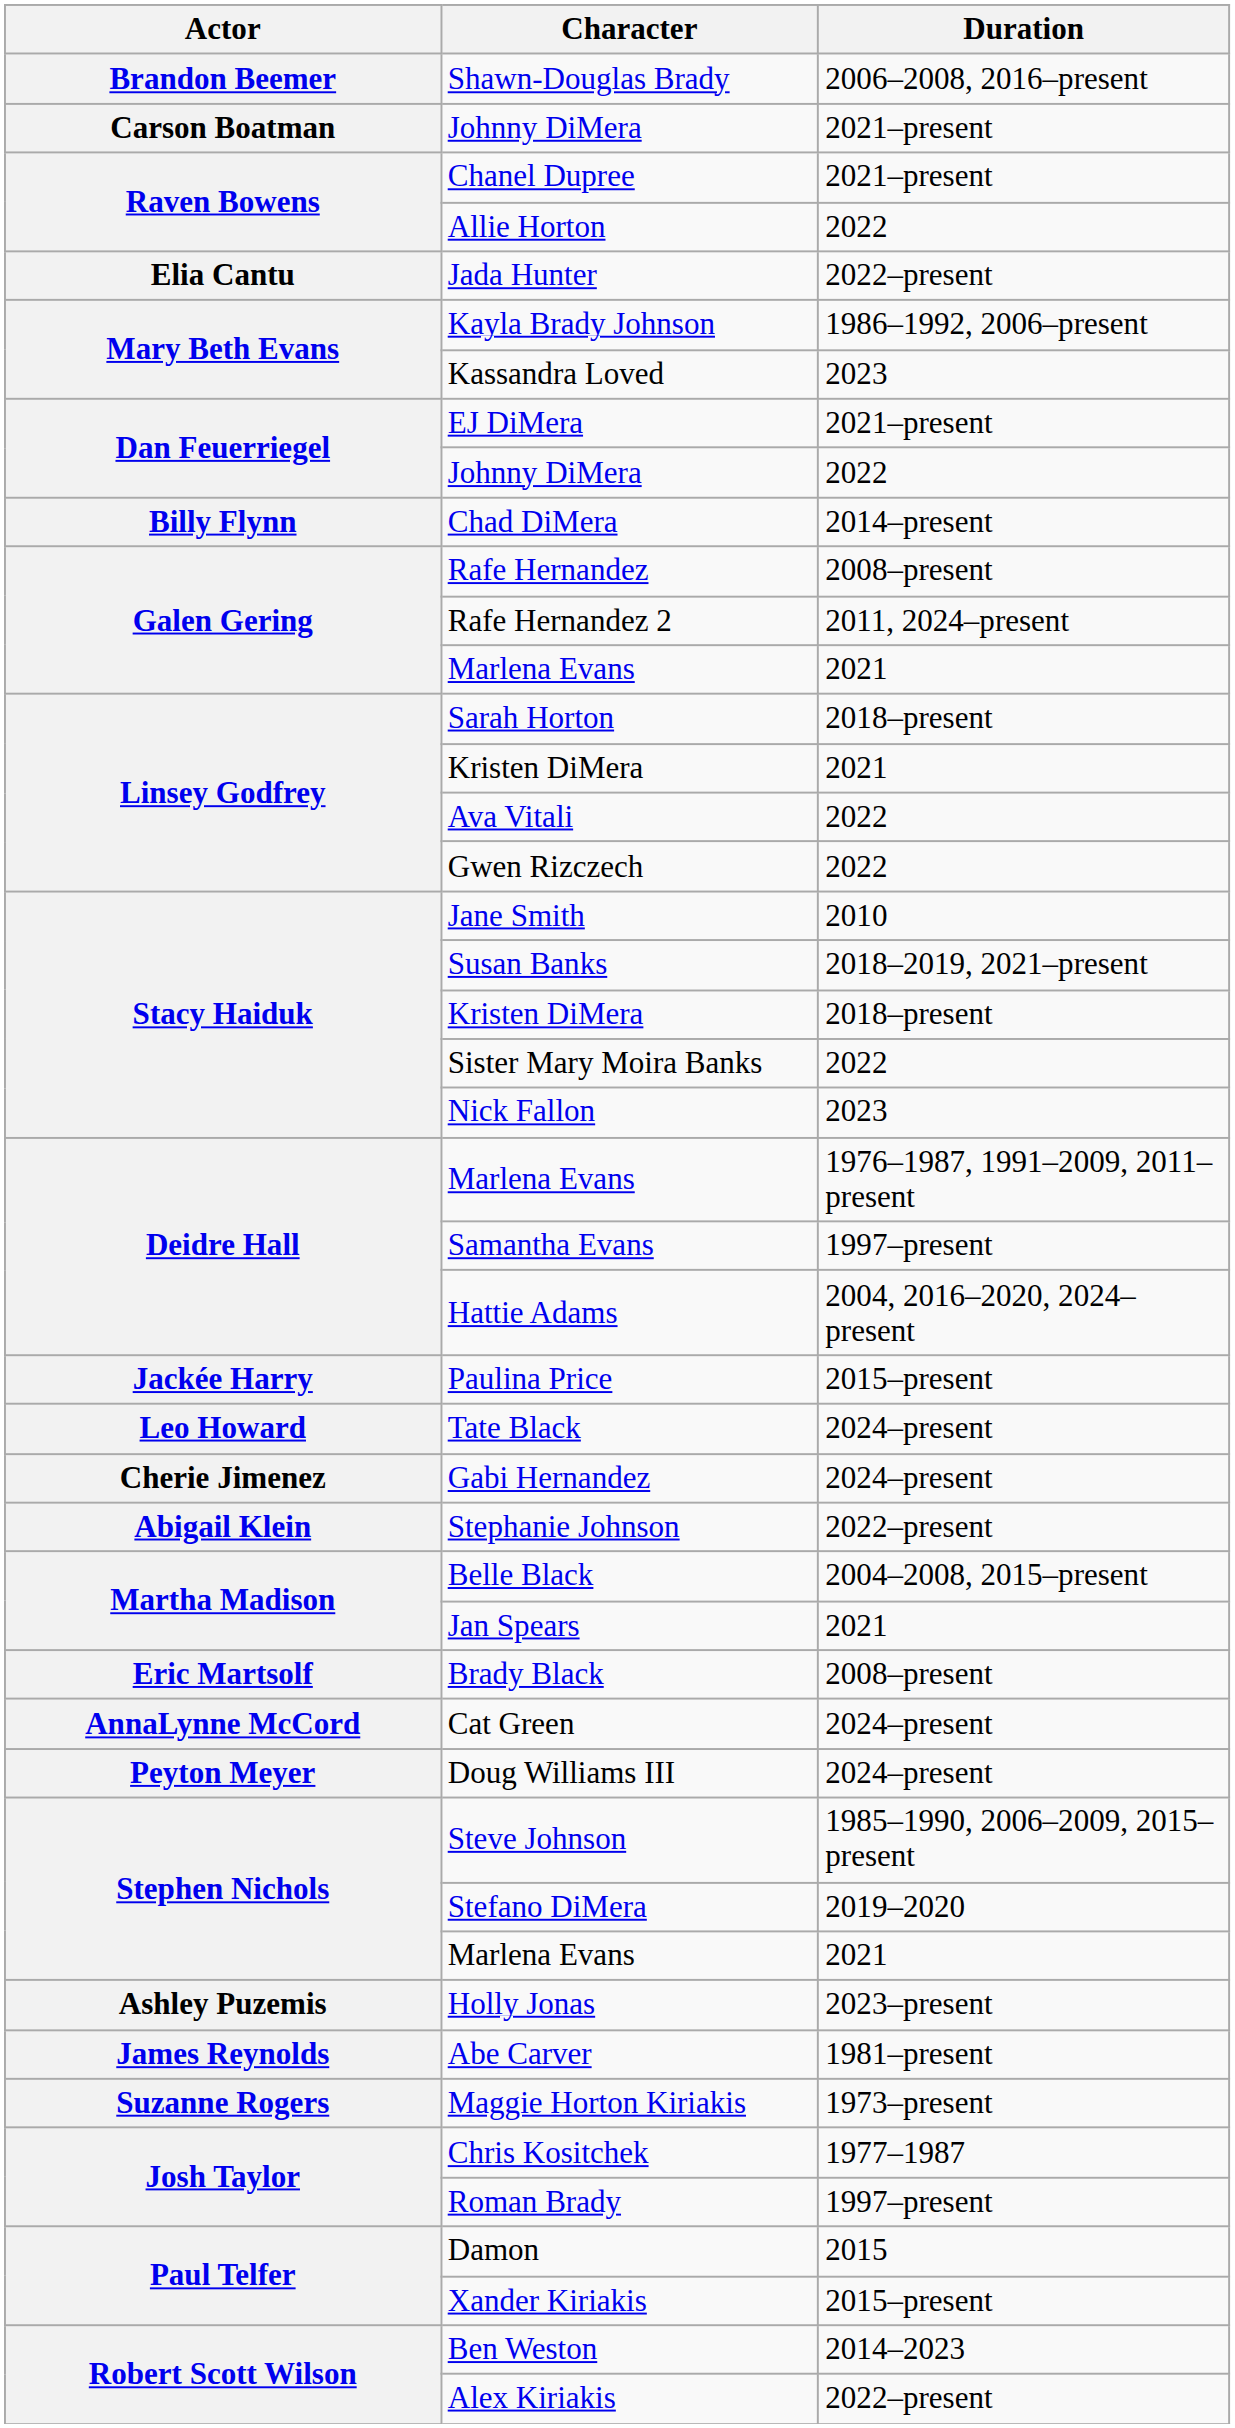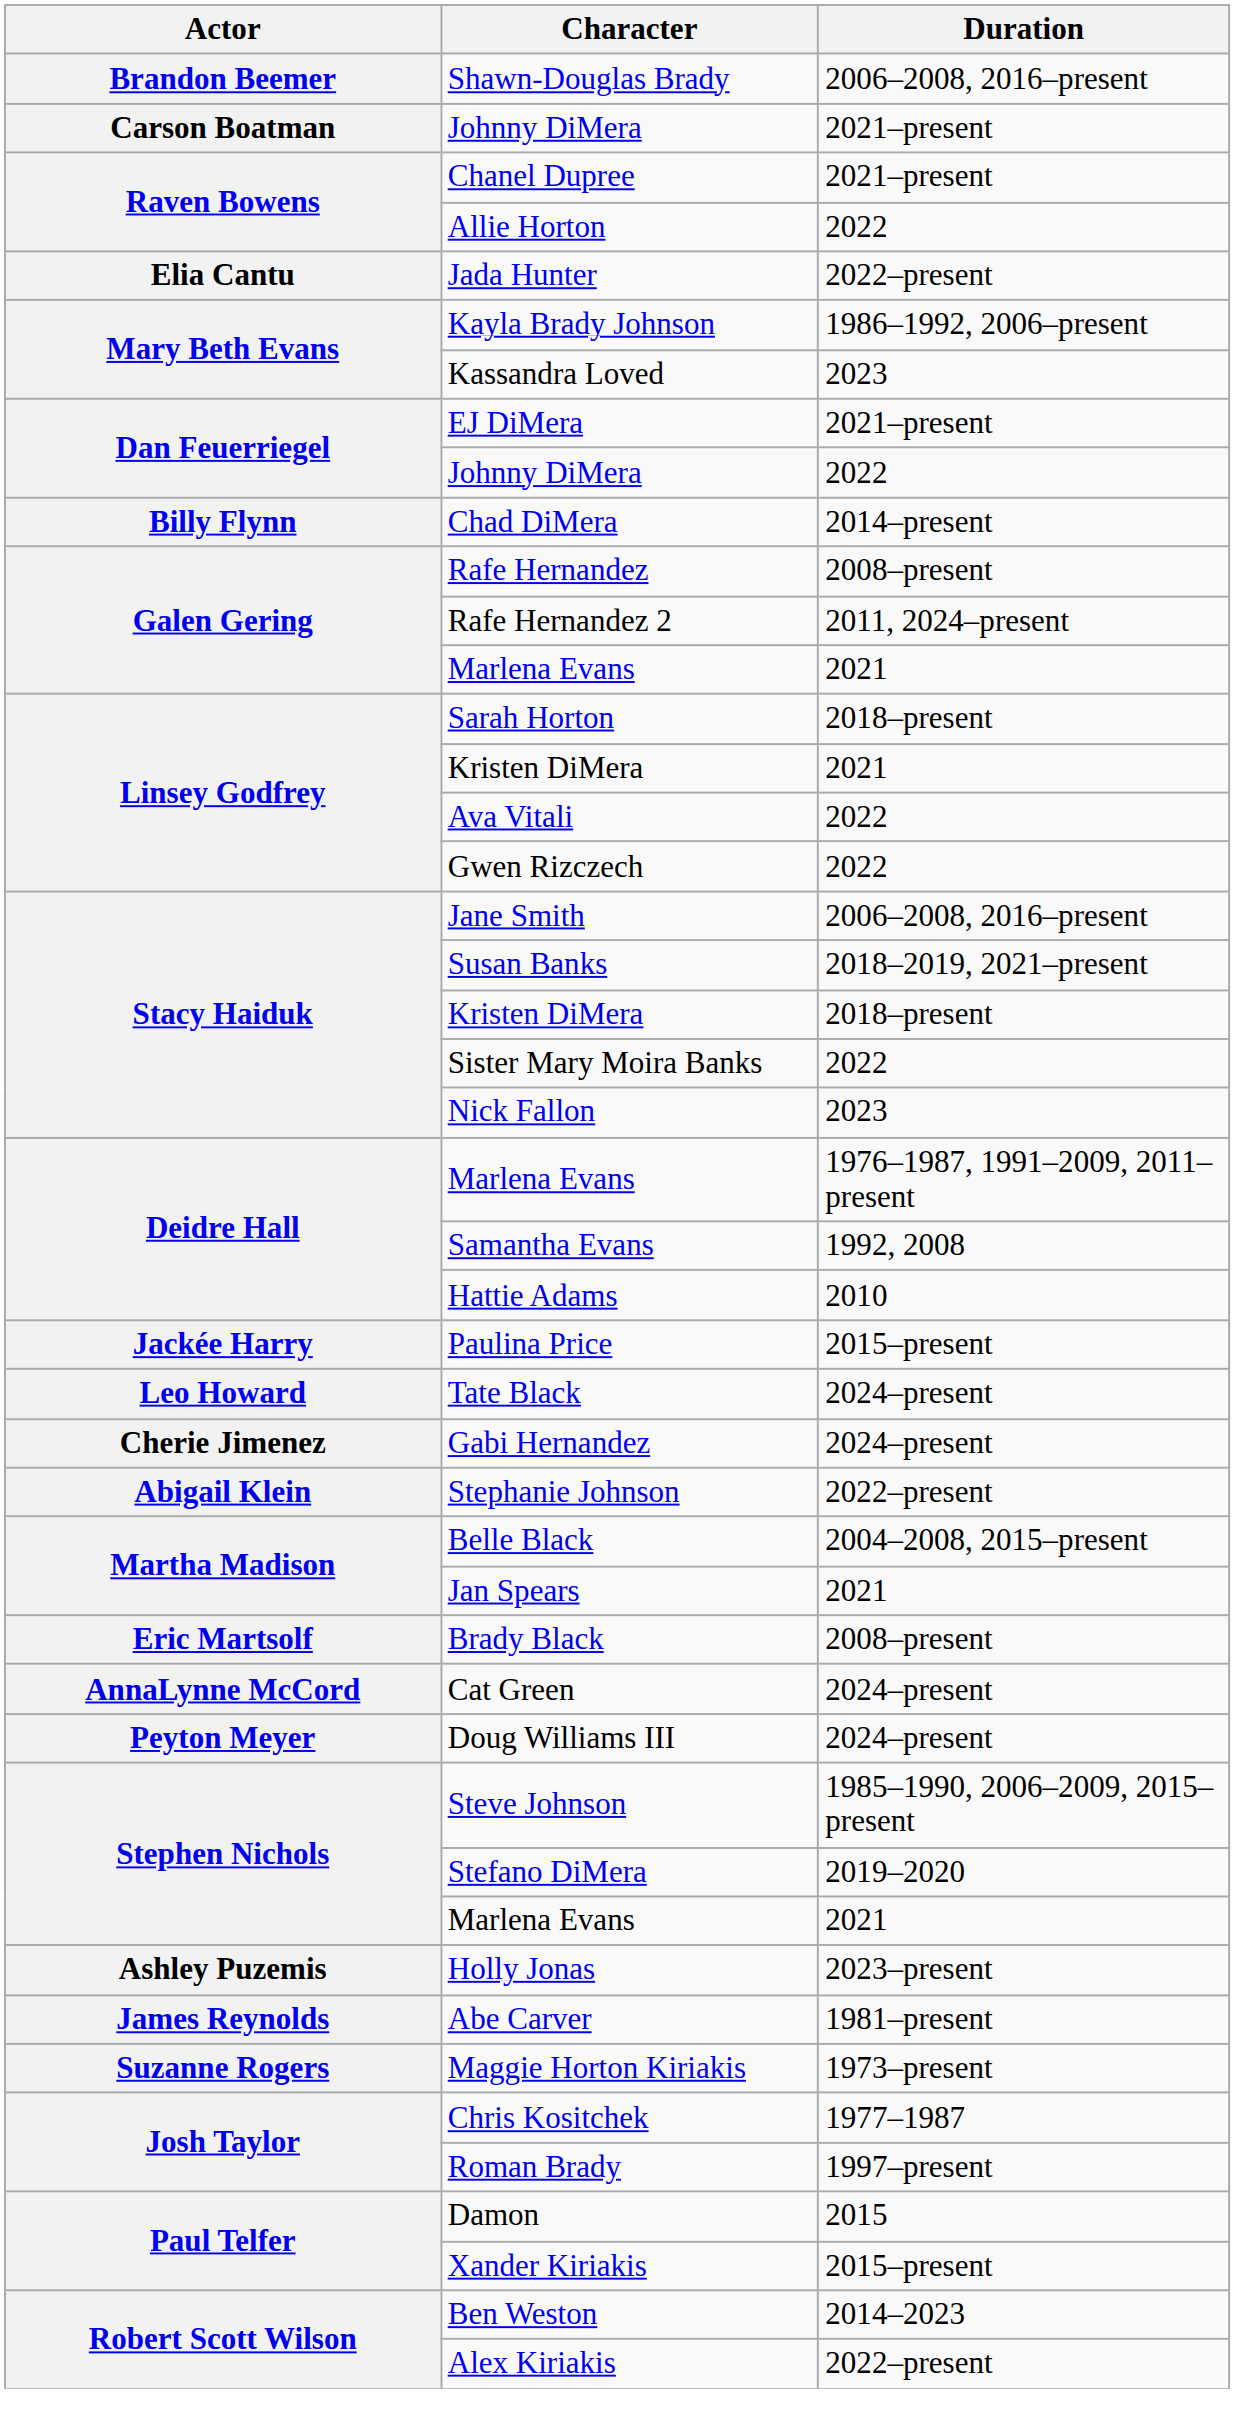(856, 915) 2010 -> (987, 915) 2006–2008, 2016–present
(909, 1245) 1997–present -> (895, 1245) 1992, 2008
(981, 1312) 2004, 2016–2020, 2024–present -> (856, 1294) 2010
